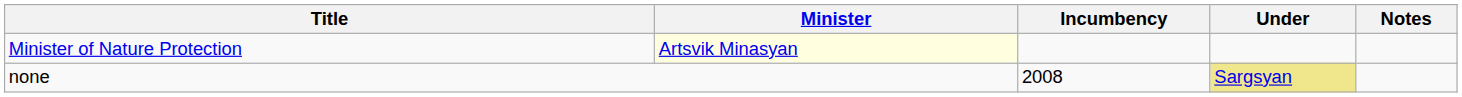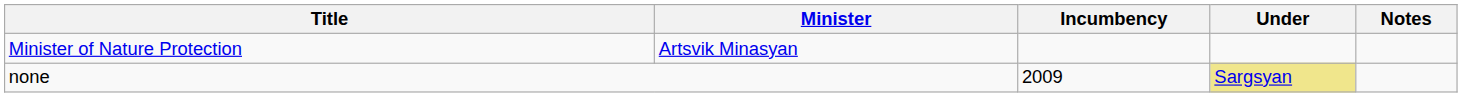(728, 48) lightyellow background -> (728, 48) no background
(1042, 77) 2008 -> (1042, 77) 2009
